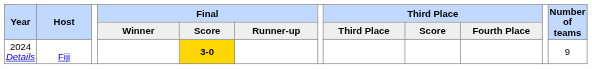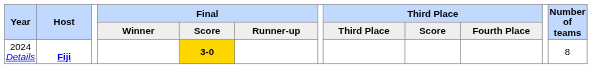(64, 57) normal -> (64, 57) bold
(567, 52) 9 -> (567, 52) 8
